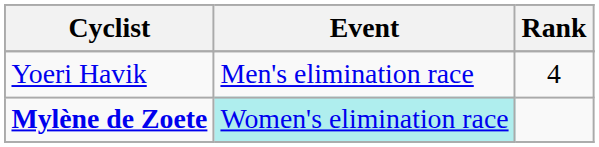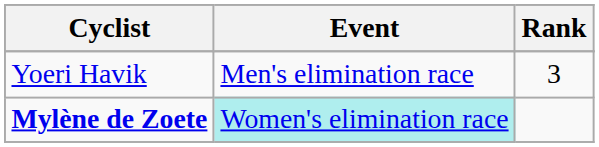(554, 73) 4 -> (554, 73) 3
